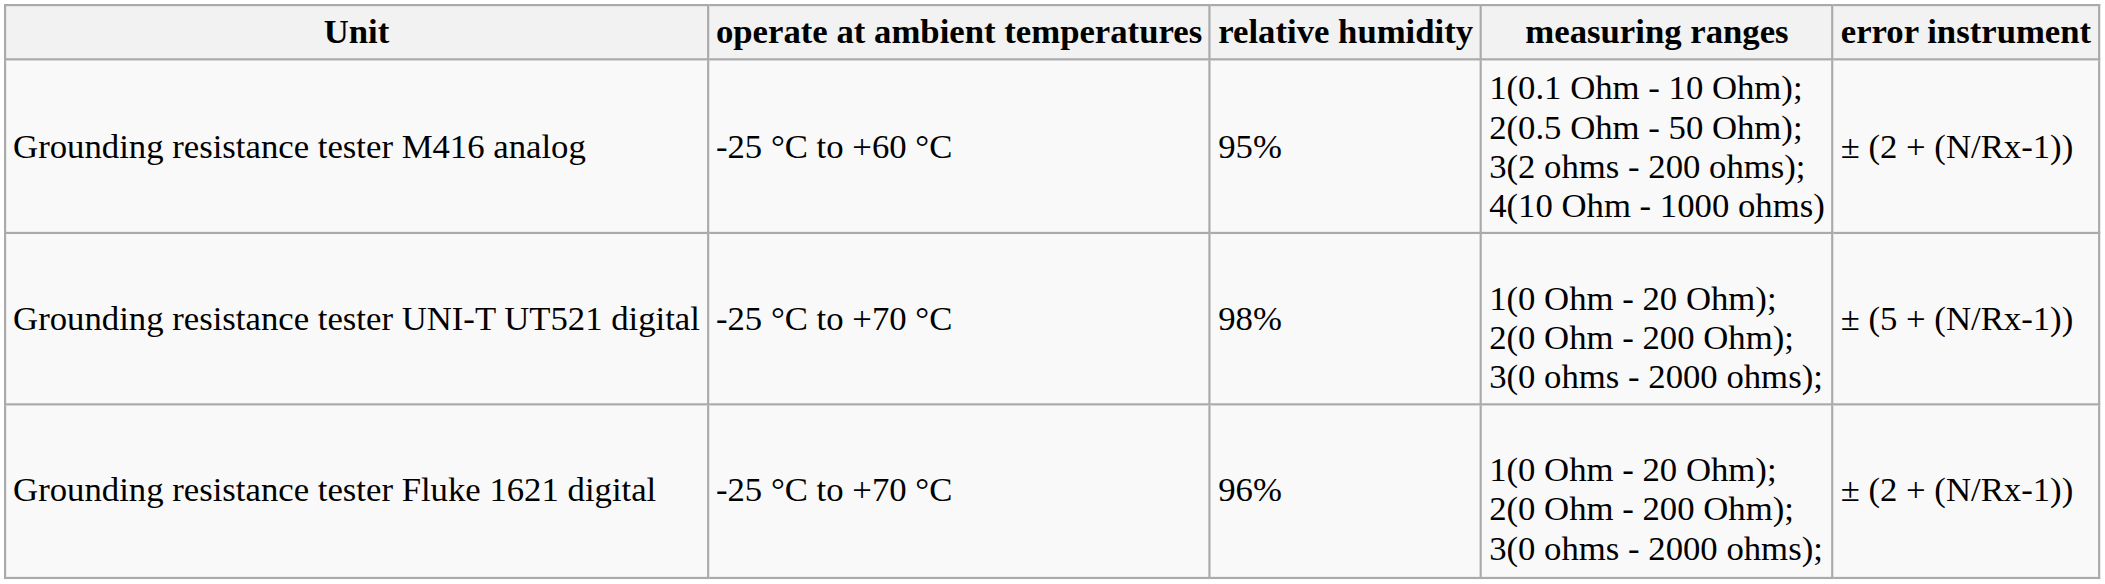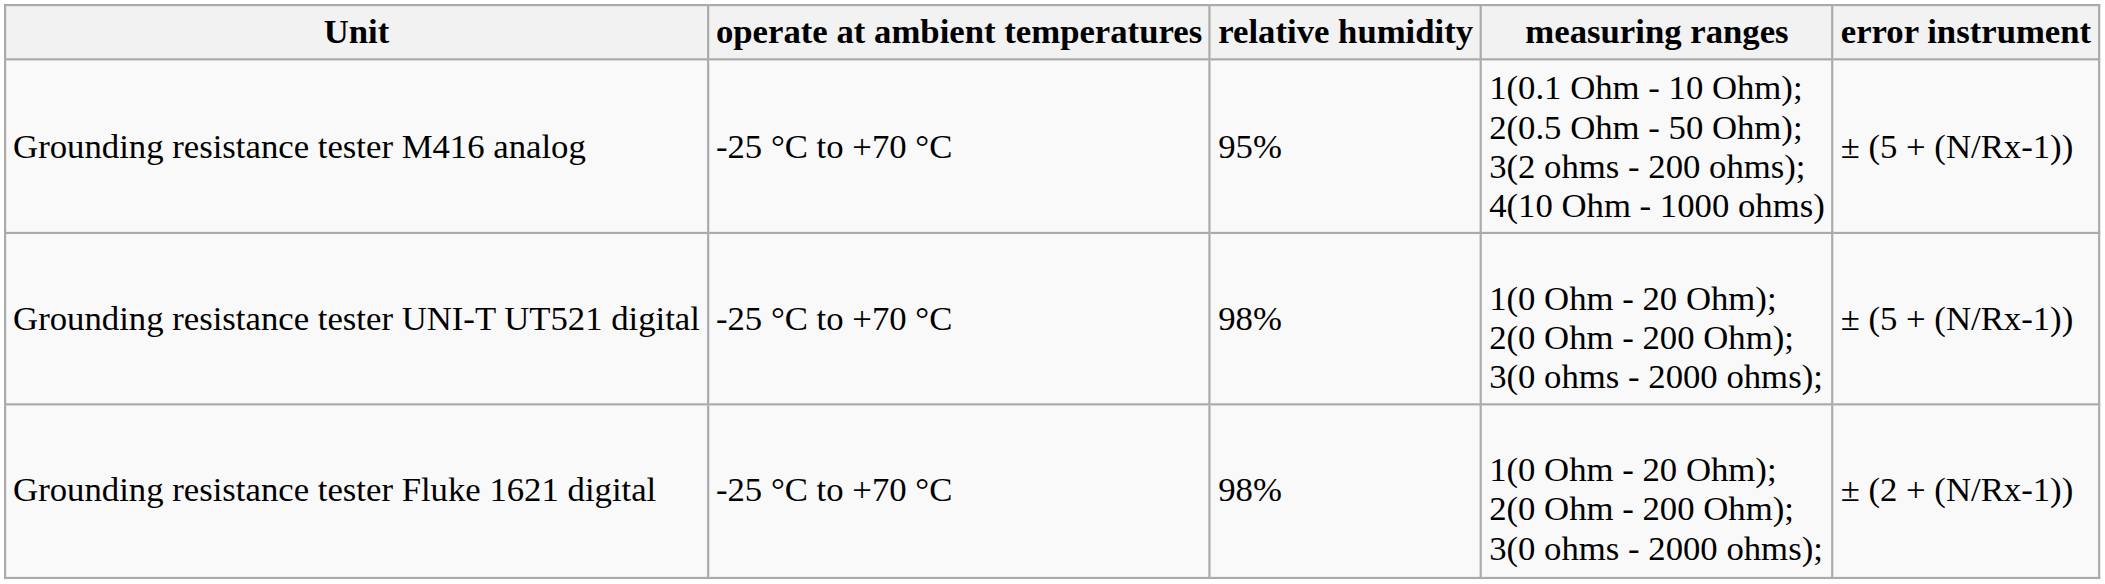(834, 145) -25 °C to +60 °C -> (834, 145) -25 °C to +70 °C
(1957, 145) ± (2 + (N/Rx-1)) -> (1957, 145) ± (5 + (N/Rx-1))
(1250, 490) 96% -> (1250, 490) 98%
